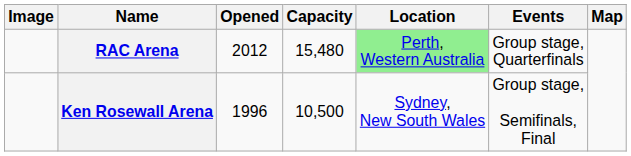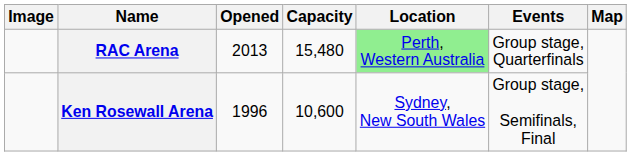(250, 51) 2012 -> (250, 51) 2013
(320, 111) 10,500 -> (320, 111) 10,600
